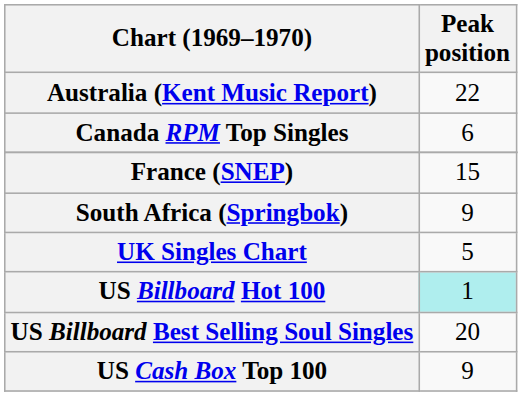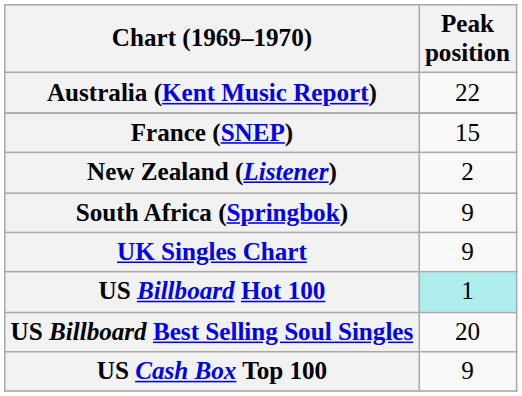- row: (212, 132)
+ row: (212, 172)
(467, 251) 5 -> (467, 251) 9
